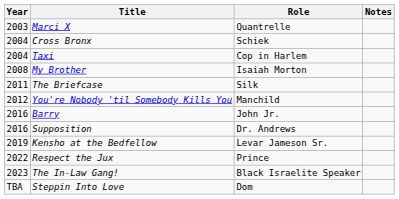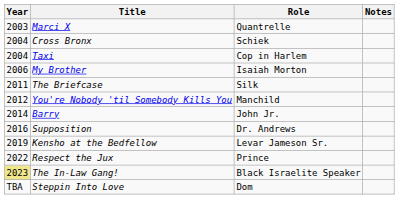(17, 70) 2008 -> (17, 70) 2006
(17, 114) 2016 -> (17, 114) 2014
(17, 172) no background -> (17, 172) khaki background
